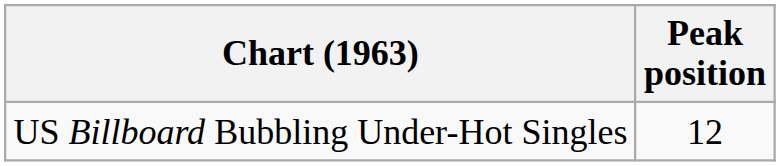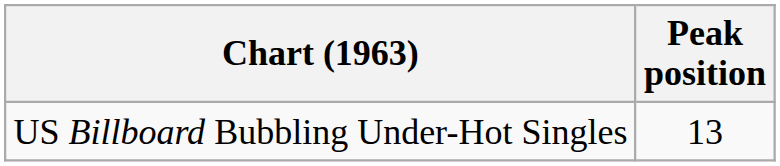(705, 130) 12 -> (705, 130) 13
